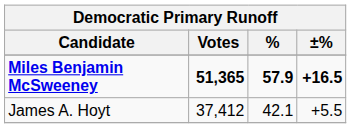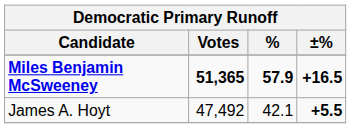(220, 111) 37,412 -> (220, 111) 47,492
(327, 111) normal -> (327, 111) bold
